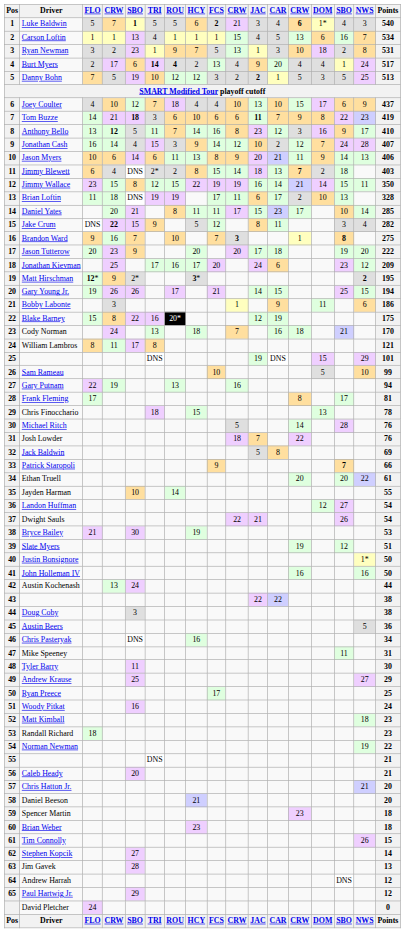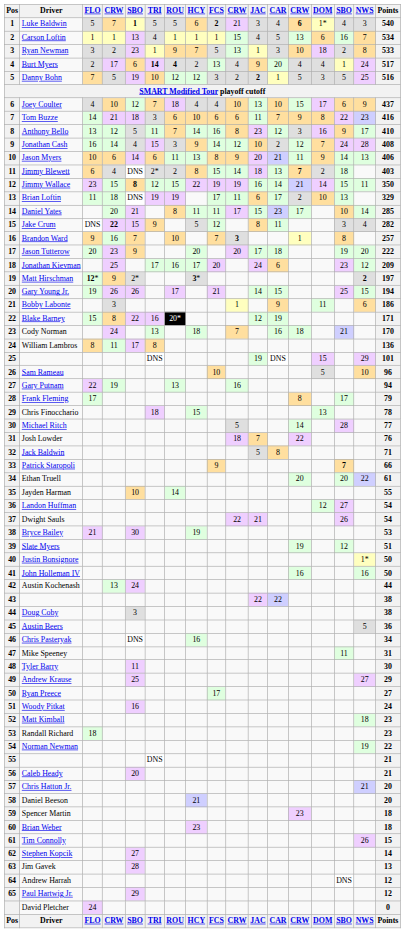(388, 51) 531 -> (388, 51) 533
(388, 78) 513 -> (388, 78) 516
(135, 118) bold -> (135, 118) normal
(258, 118) bold -> (258, 118) normal
(388, 118) 419 -> (388, 118) 416
(114, 131) bold -> (114, 131) normal
(388, 145) 407 -> (388, 145) 408
(135, 185) normal -> (135, 185) bold
(388, 198) 328 -> (388, 198) 329
(344, 238) bold -> (344, 238) normal
(388, 238) 275 -> (388, 238) 257
(388, 279) 195 -> (388, 279) 197
(388, 319) 175 -> (388, 319) 171
(388, 346) 121 -> (388, 346) 136
(388, 372) 99 -> (388, 372) 96
(388, 399) 81 -> (388, 399) 79
(388, 426) 76 -> (388, 426) 77
(388, 453) 69 -> (388, 453) 71
(388, 693) 25 -> (388, 693) 27
